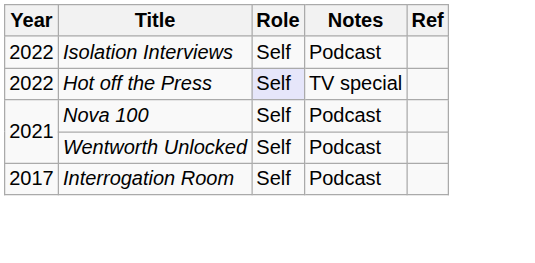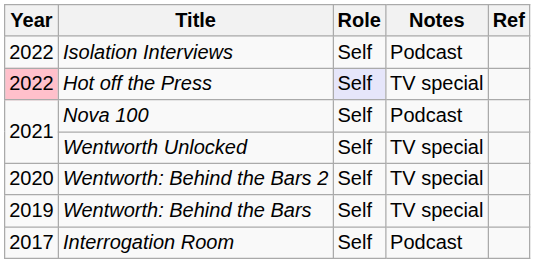(31, 83) no background -> (31, 83) pink background
(345, 147) Podcast -> (437, 147) TV special
+ row: (196, 178)
+ row: (187, 210)
